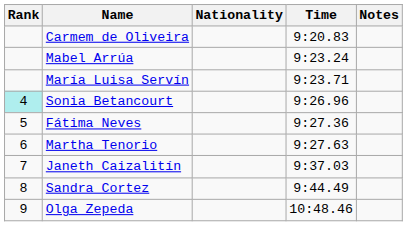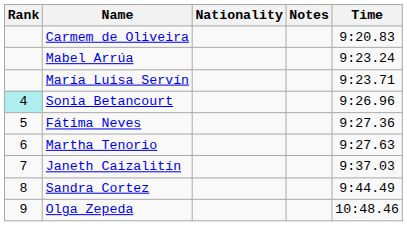columns swapped: (321, 15) <-> (379, 15)
